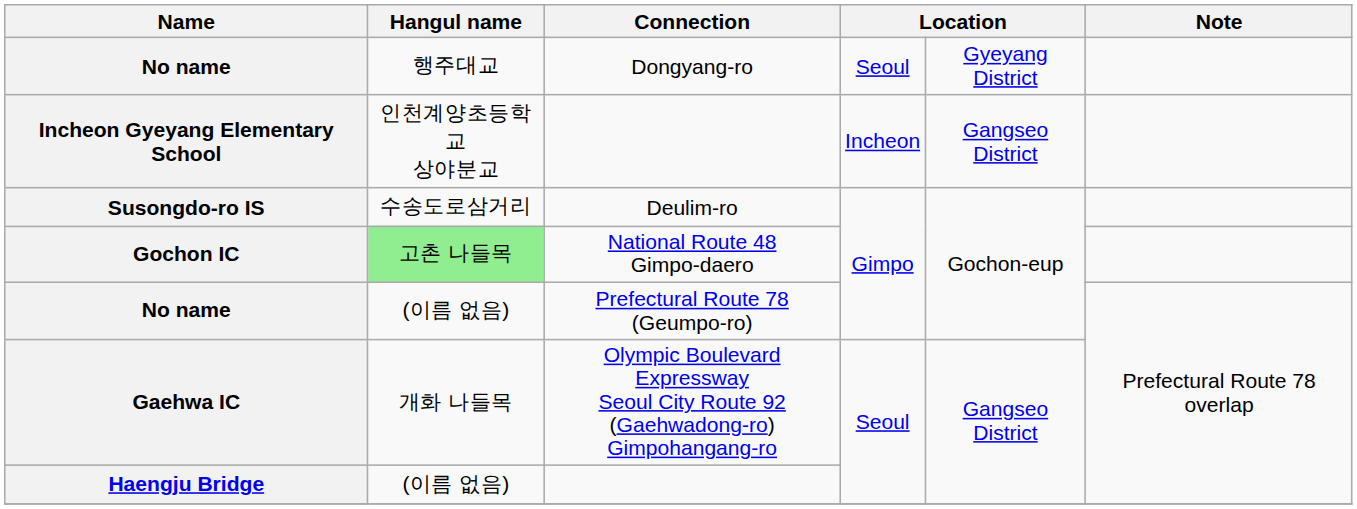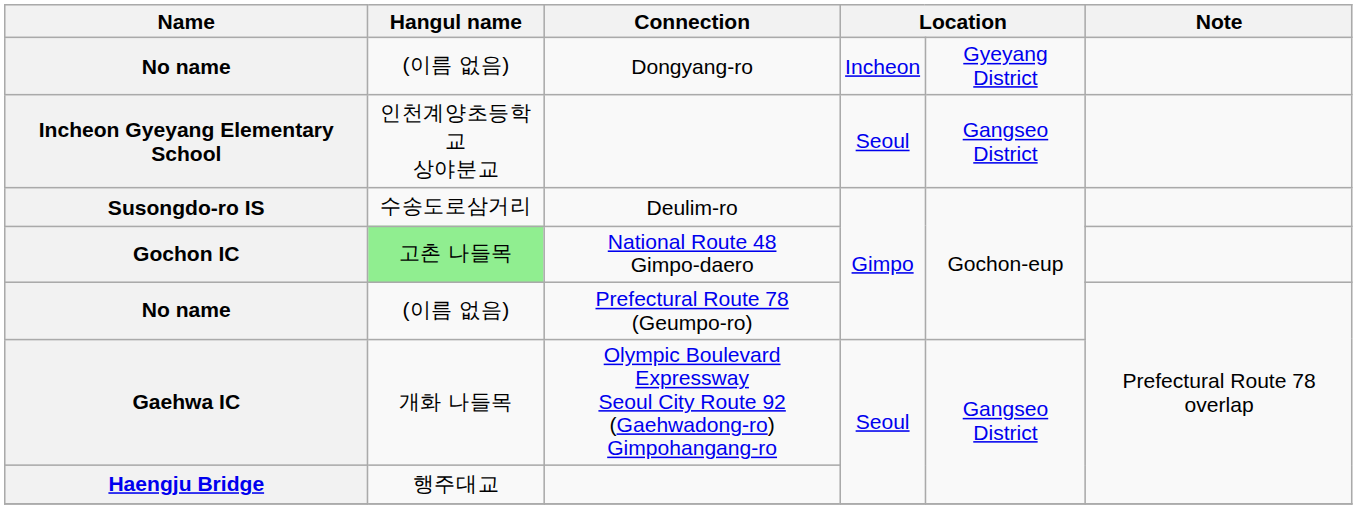(456, 65) 행주대교 -> (456, 65) (이름 없음)
(883, 66) Seoul -> (883, 66) Incheon
(883, 141) Incheon -> (883, 141) Seoul
(456, 483) (이름 없음) -> (456, 483) 행주대교
